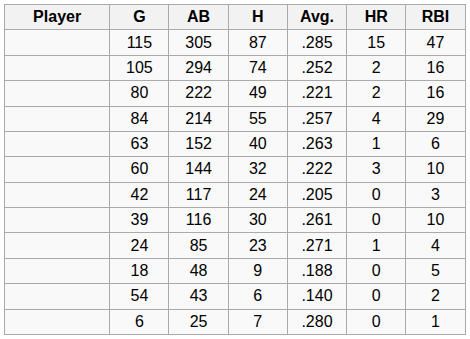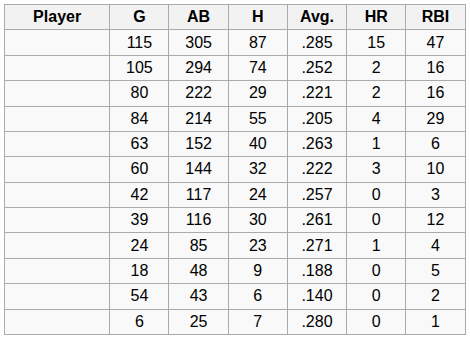(258, 93) 49 -> (258, 93) 29
(317, 118) .257 -> (317, 118) .205
(317, 194) .205 -> (317, 194) .257
(435, 220) 10 -> (435, 220) 12
